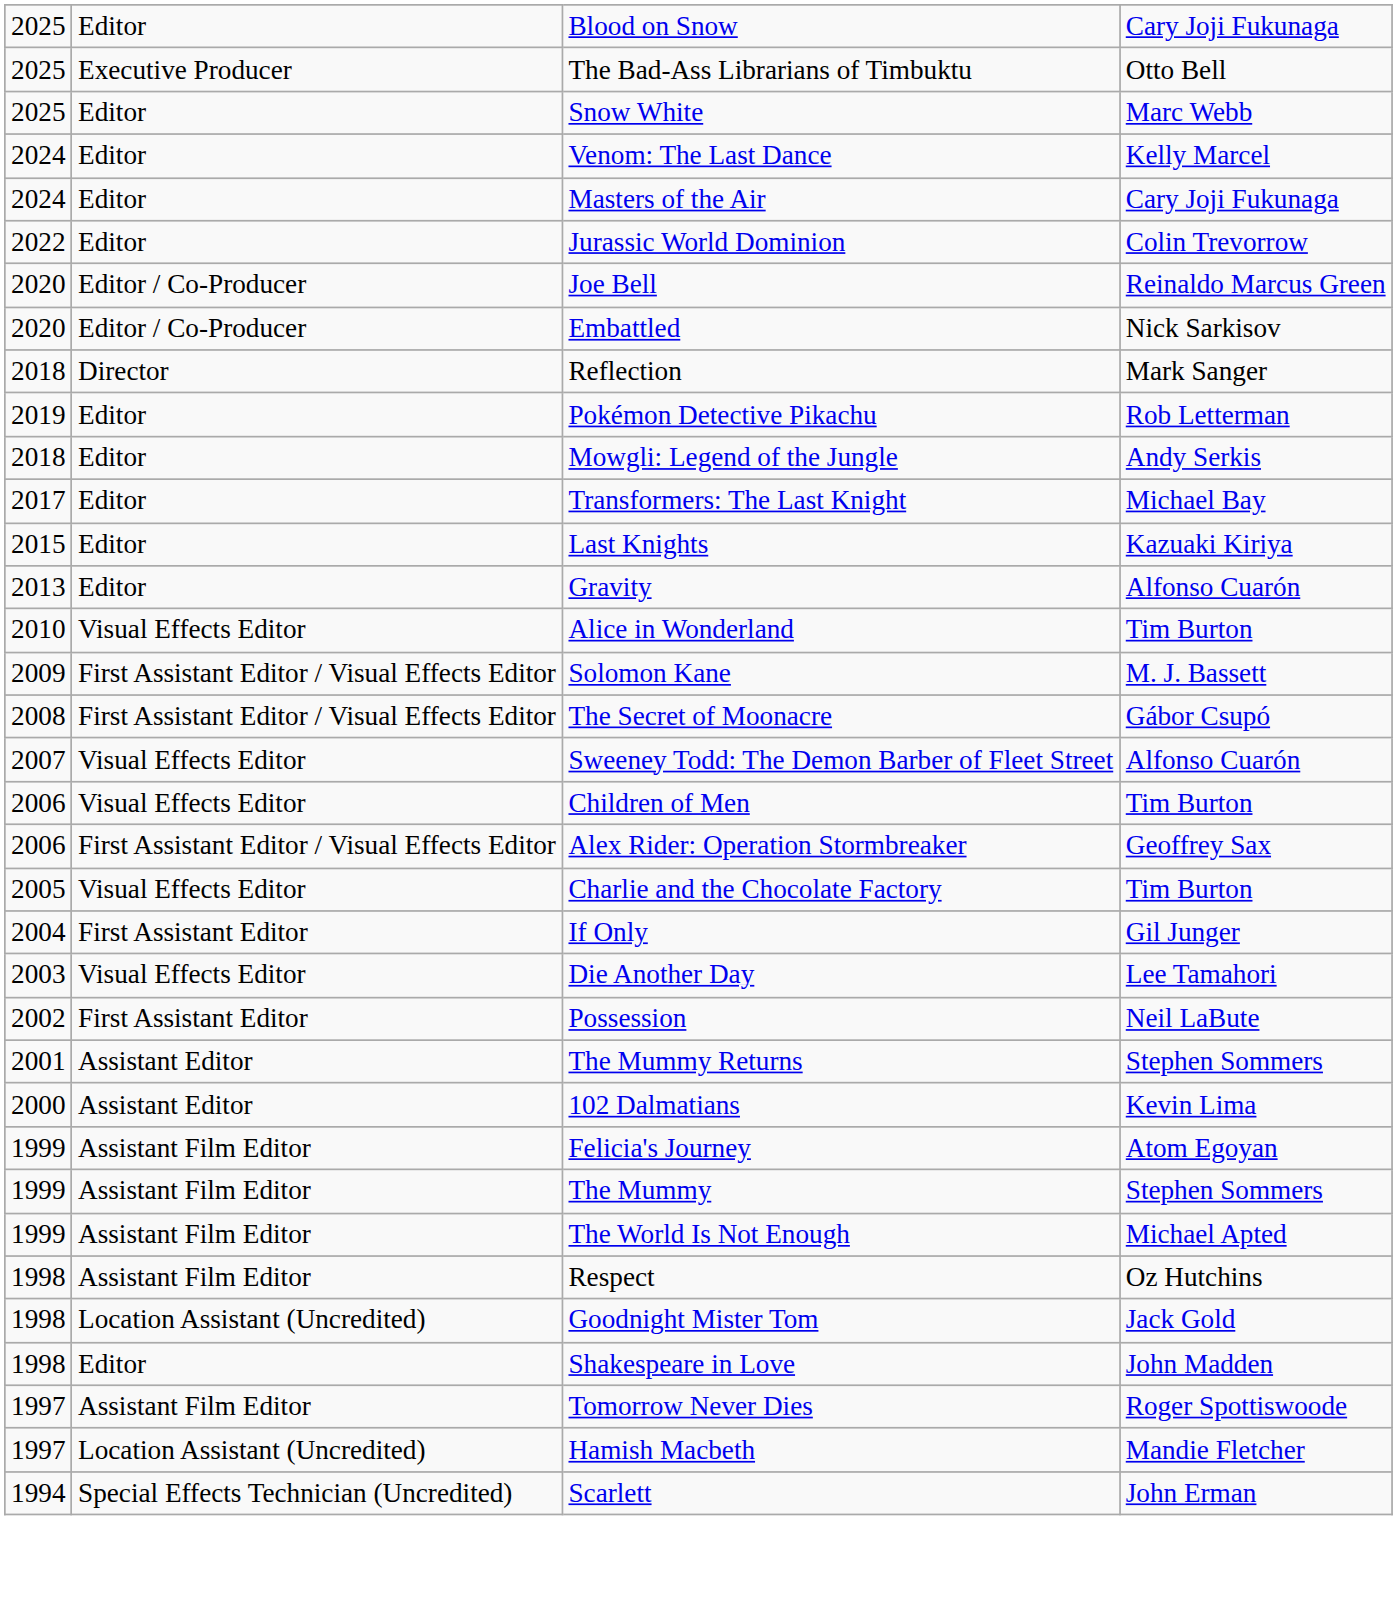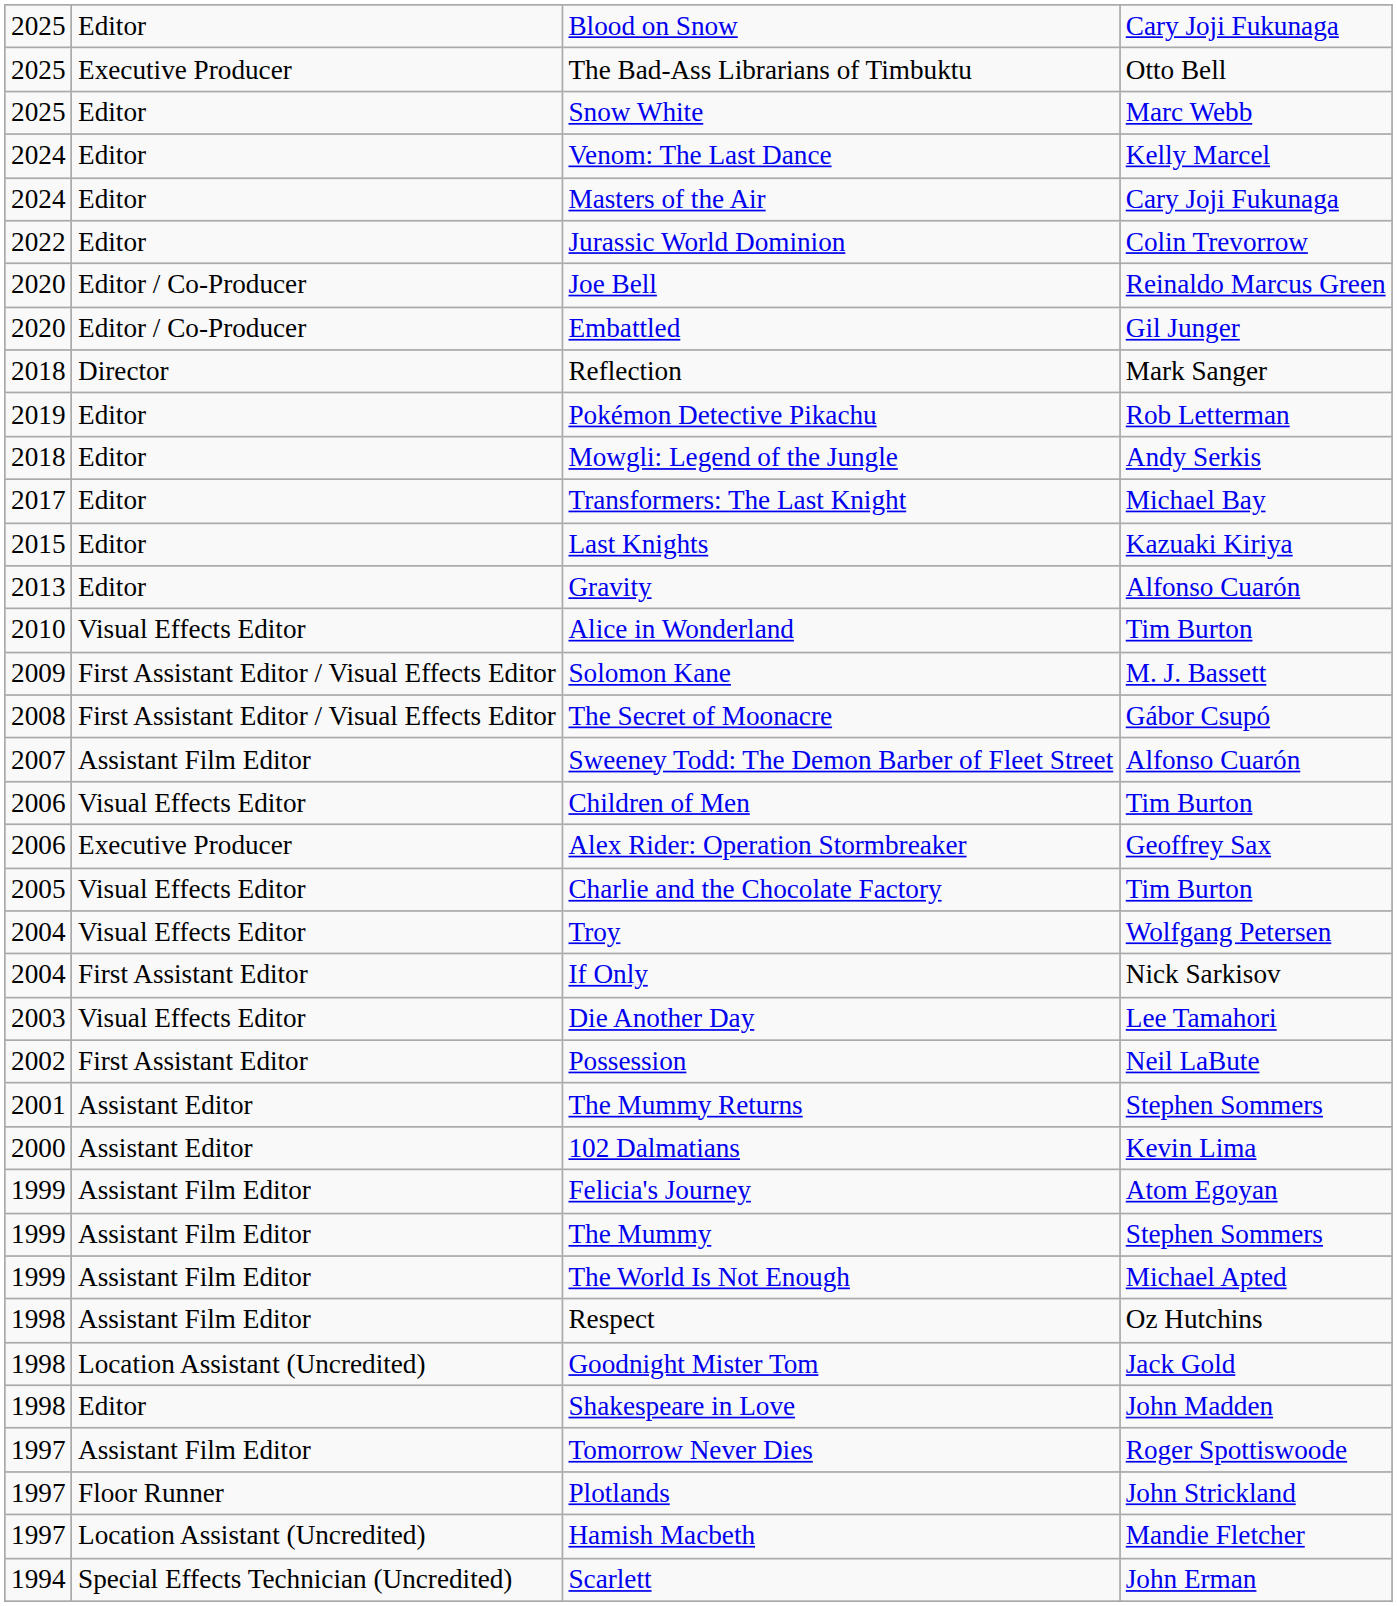(1203, 328) Nick Sarkisov -> (1183, 328) Gil Junger
(192, 759) Visual Effects Editor -> (194, 759) Assistant Film Editor
(317, 845) First Assistant Editor / Visual Effects Editor -> (185, 845) Executive Producer
+ row: (594, 931)
(1183, 931) Gil Junger -> (1203, 975) Nick Sarkisov
+ row: (619, 1492)
